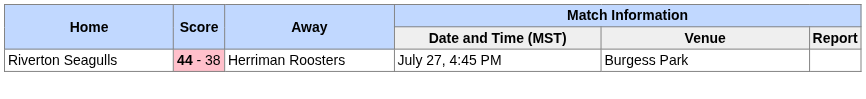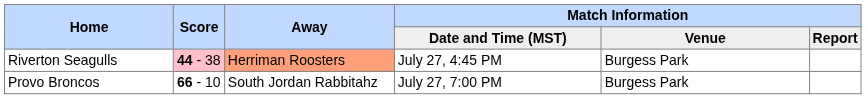(287, 60) no background -> (286, 60) lightsalmon background
+ row: (54, 83)
